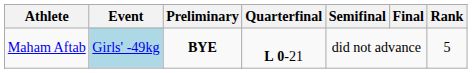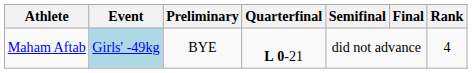(202, 48) bold -> (202, 48) normal
(447, 48) 5 -> (447, 48) 4
